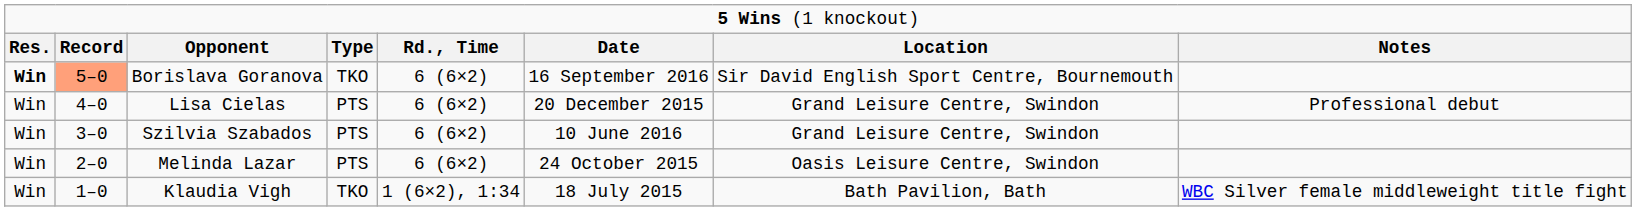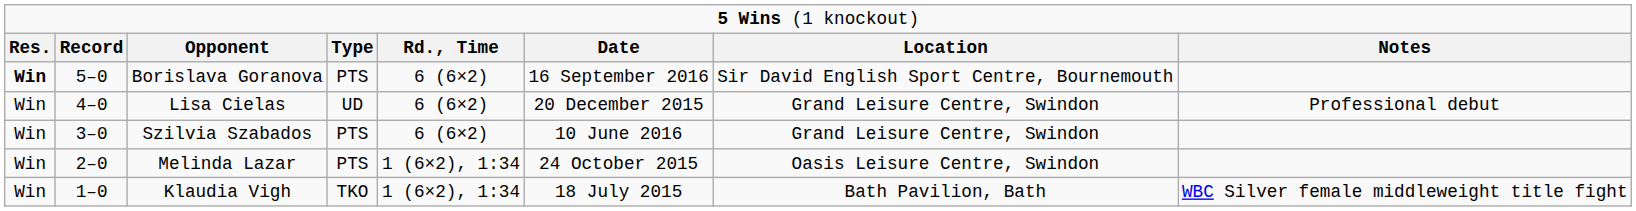(92, 77) lightsalmon background -> (92, 77) no background
(352, 77) TKO -> (352, 77) PTS
(352, 106) PTS -> (352, 106) UD
(451, 163) 6 (6×2) -> (451, 163) 1 (6×2), 1:34
